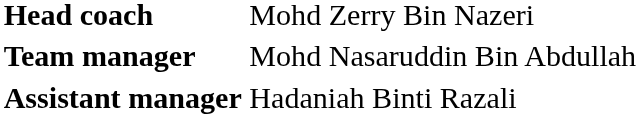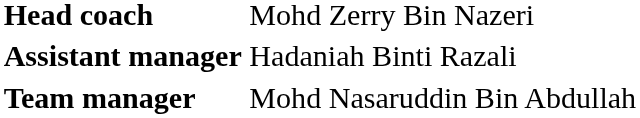rows swapped: (100, 56) <-> (123, 97)
